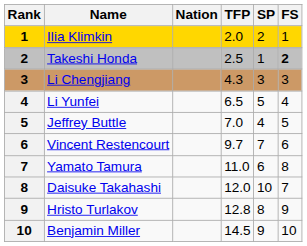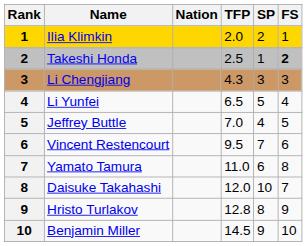(234, 144) 9.7 -> (234, 144) 9.5
